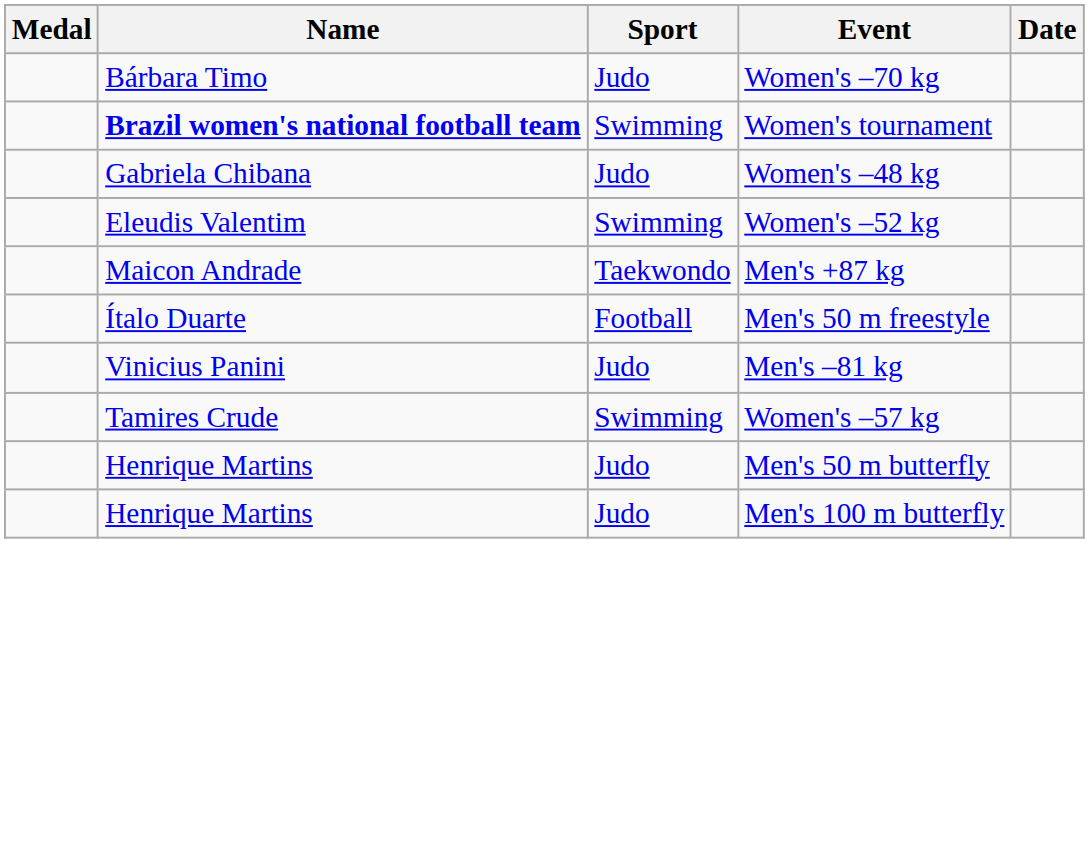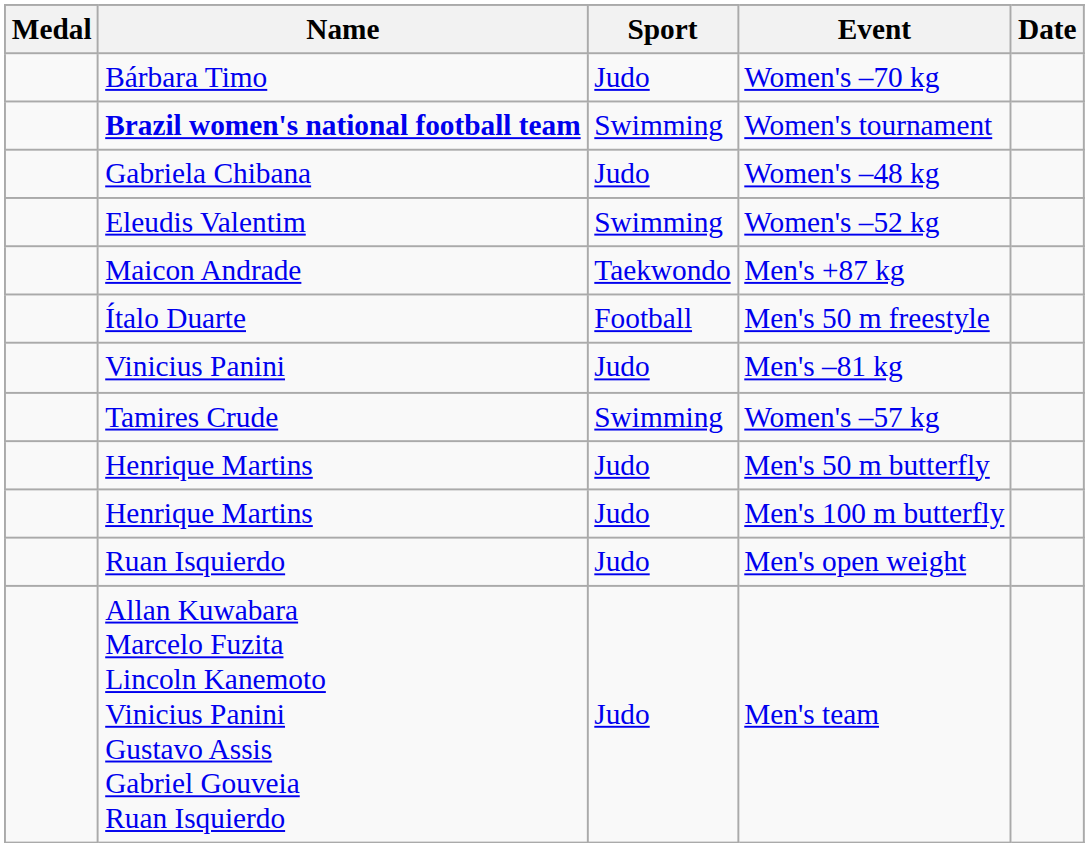+ row: (855, 560)
+ row: (812, 713)
